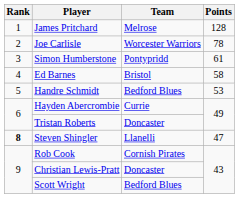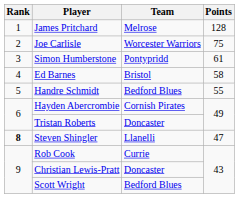(219, 43) 78 -> (219, 43) 75
(219, 91) 53 -> (219, 91) 55
(137, 106) Currie -> (154, 106) Cornish Pirates
(154, 153) Cornish Pirates -> (137, 153) Currie
